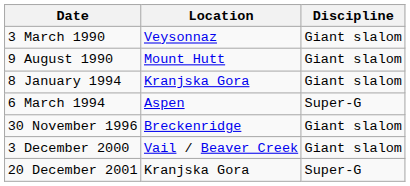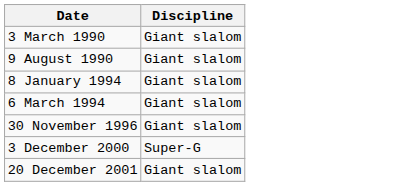- column: (221, 16)
(333, 104) Super-G -> (193, 104) Giant slalom
(353, 148) Giant slalom -> (172, 148) Super-G
(333, 170) Super-G -> (193, 170) Giant slalom
